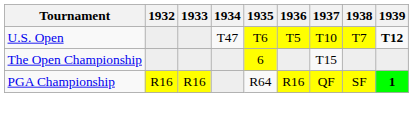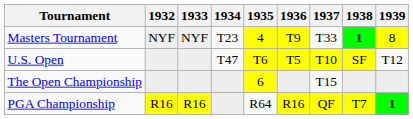+ row: (62, 37)
(359, 37) T7 -> (359, 59) SF
(392, 37) bold -> (392, 59) normal
(359, 81) SF -> (359, 103) T7
